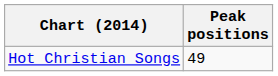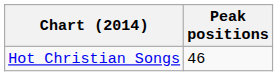(196, 59) 49 -> (196, 59) 46
